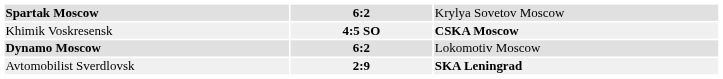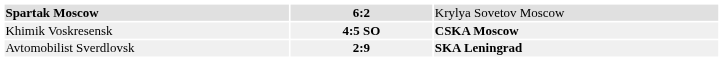- row: (53, 48)
